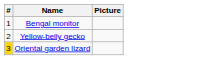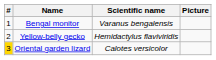+ column: (136, 11)
